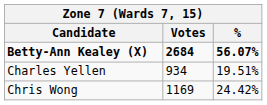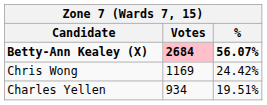(180, 52) no background -> (180, 52) pink background
rows swapped: (42, 90) <-> (57, 71)
